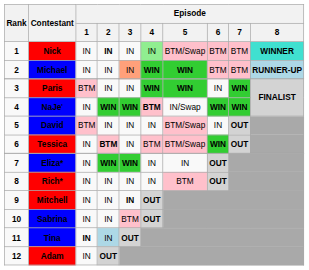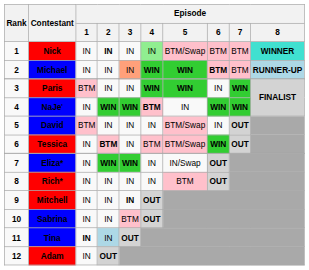(218, 70) normal -> (218, 70) bold
(185, 107) IN/Swap -> (185, 107) IN
(185, 163) IN -> (185, 163) IN/Swap
